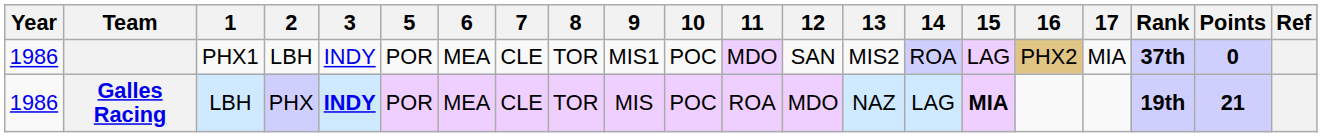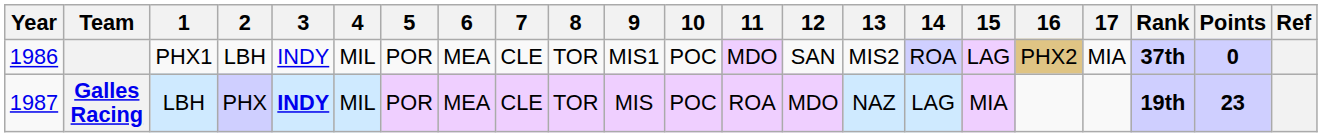+ column: (358, 22)
(34, 103) 1986 -> (34, 103) 1987
(989, 103) bold -> (989, 103) normal
(1233, 103) 21 -> (1233, 103) 23
